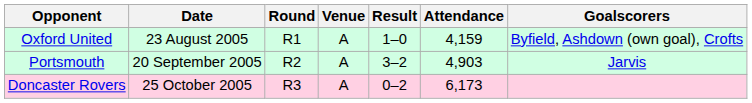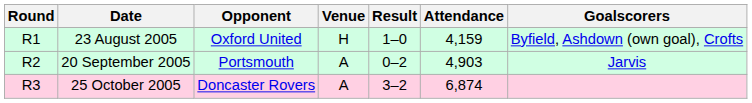columns swapped: (292, 16) <-> (67, 16)
(344, 39) A -> (344, 39) H
(395, 62) 3–2 -> (395, 62) 0–2
(395, 86) 0–2 -> (395, 86) 3–2
(464, 86) 6,173 -> (464, 86) 6,874
